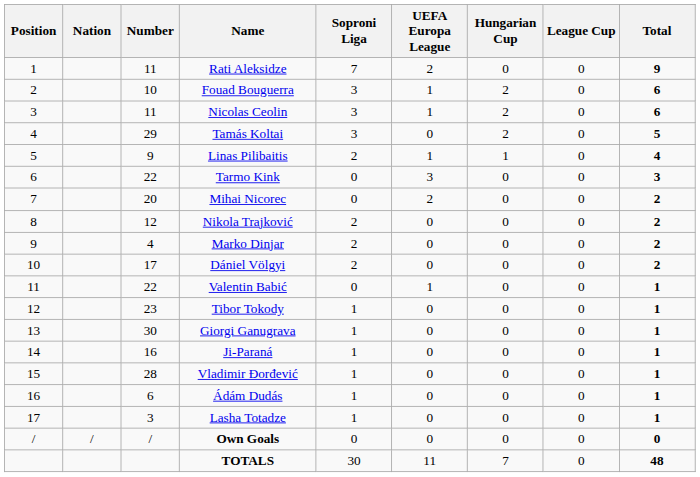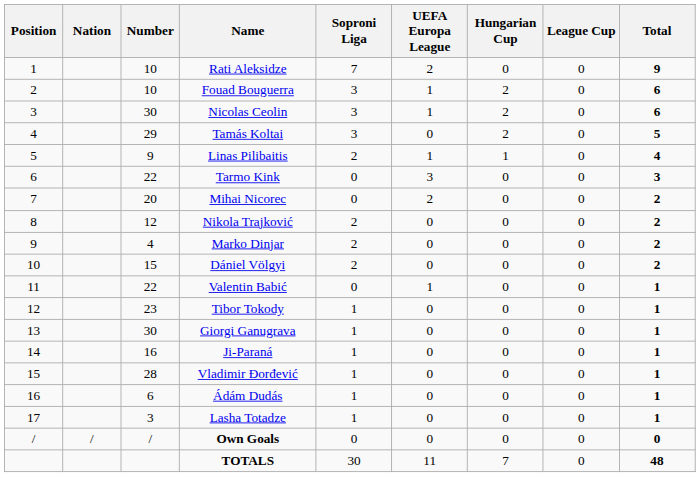(150, 68) 11 -> (150, 68) 10
(150, 112) 11 -> (150, 112) 30
(150, 264) 17 -> (150, 264) 15
